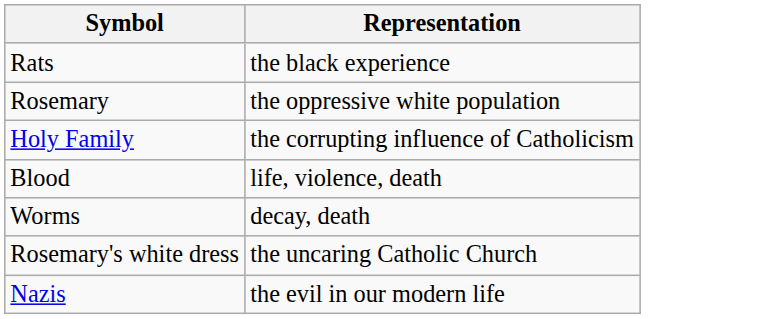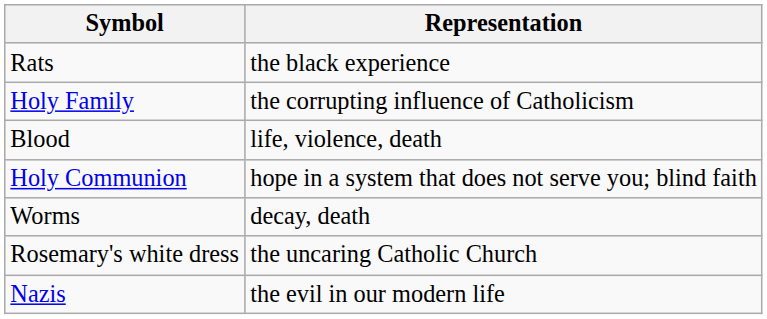- row: (60, 100)
+ row: (99, 178)
